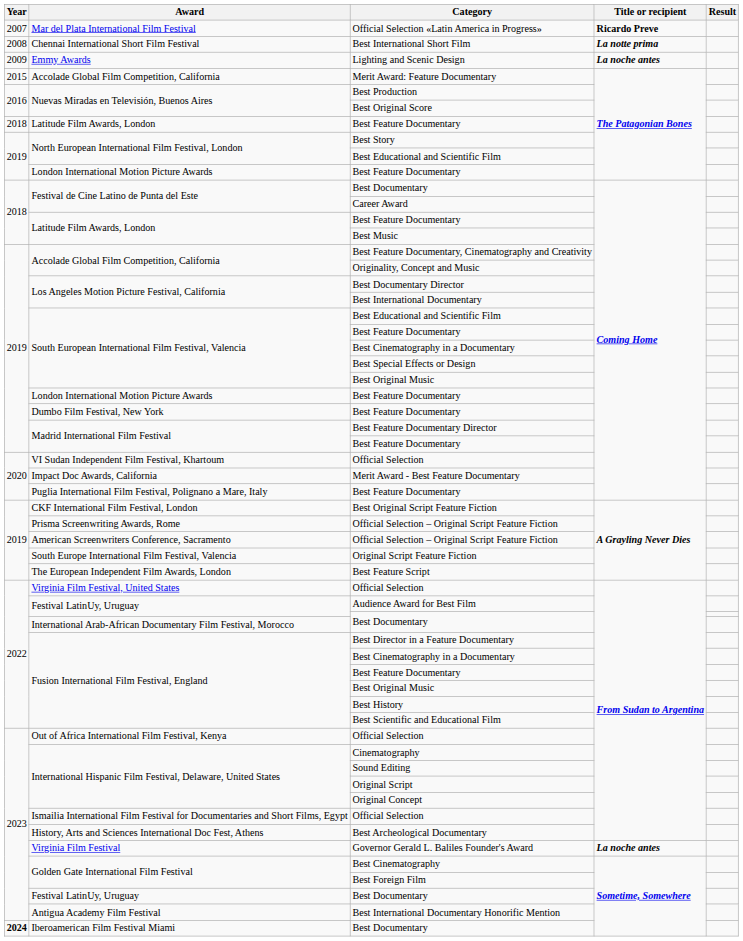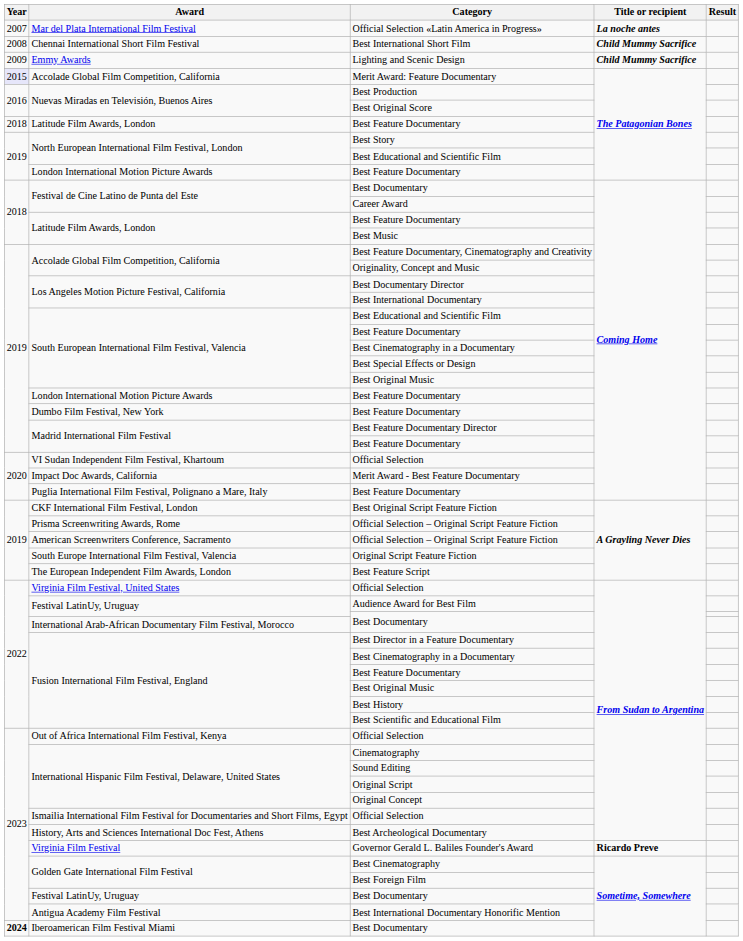(627, 28) Ricardo Preve -> (628, 28) La noche antes
(627, 44) La notte prima -> (646, 44) Child Mummy Sacrifice
(628, 60) La noche antes -> (646, 60) Child Mummy Sacrifice
(17, 76) no background -> (17, 76) lavender background
(628, 848) La noche antes -> (627, 848) Ricardo Preve
